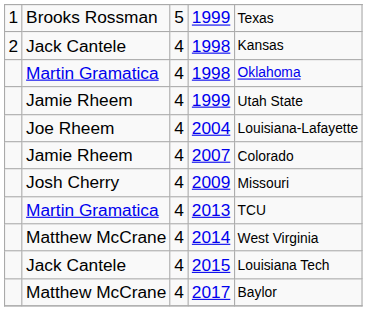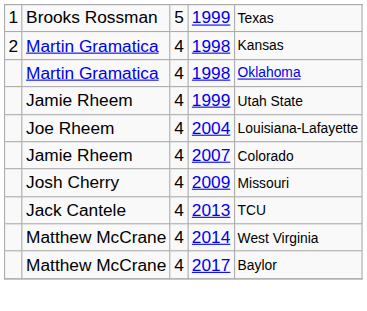(76, 45) Jack Cantele -> (92, 45) Martin Gramatica
(92, 210) Martin Gramatica -> (76, 210) Jack Cantele
- row: (13, 265)
